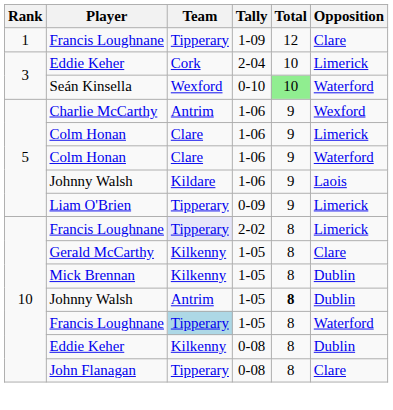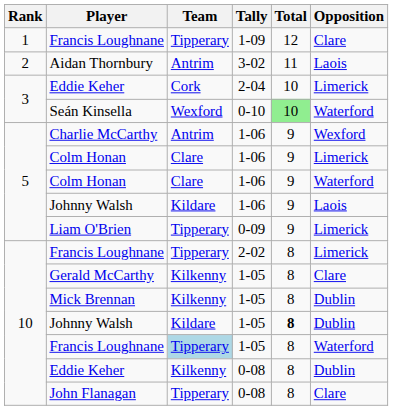+ row: (101, 63)
(200, 228) lavender background -> (200, 252) no background
(192, 299) Antrim -> (193, 323) Kildare
